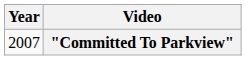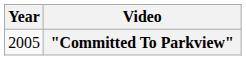(24, 42) 2007 -> (24, 42) 2005
